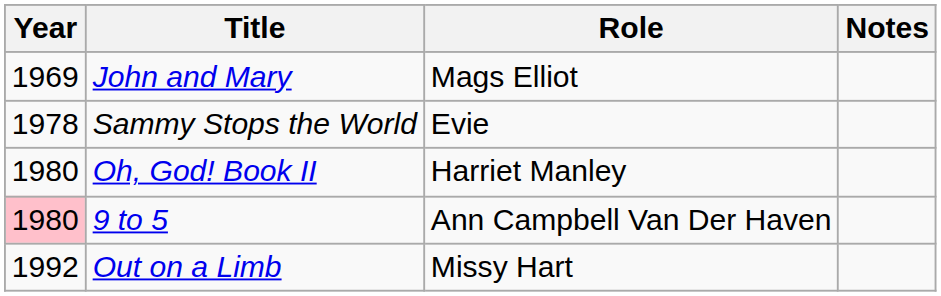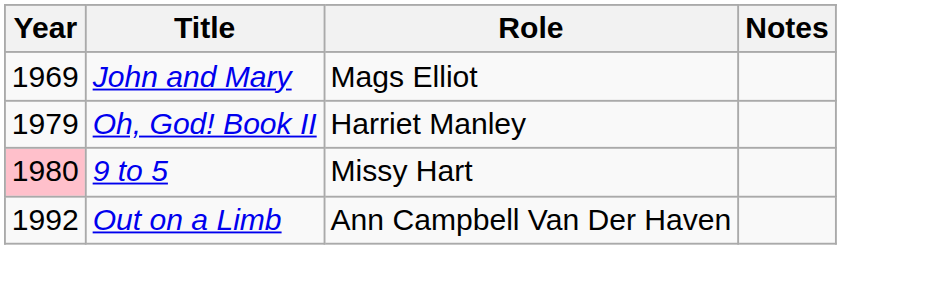- row: (255, 123)
(45, 171) 1980 -> (45, 123) 1979
(631, 219) Ann Campbell Van Der Haven -> (402, 171) Missy Hart
(502, 266) Missy Hart -> (531, 219) Ann Campbell Van Der Haven
